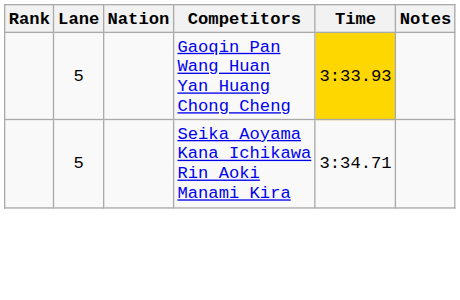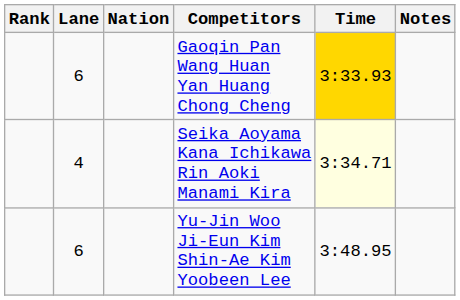(79, 76) 5 -> (79, 76) 6
(79, 164) 5 -> (79, 164) 4
(356, 164) no background -> (356, 164) lightyellow background
+ row: (234, 251)
